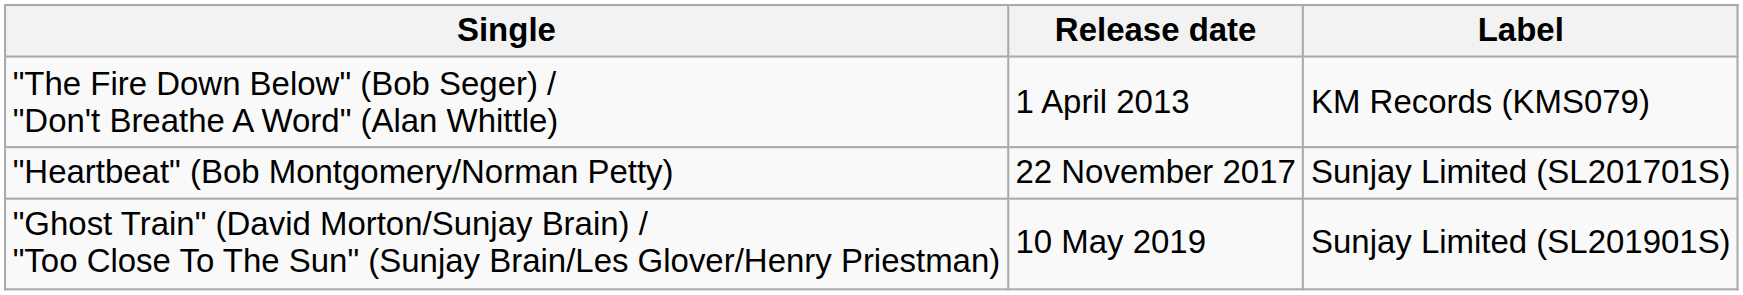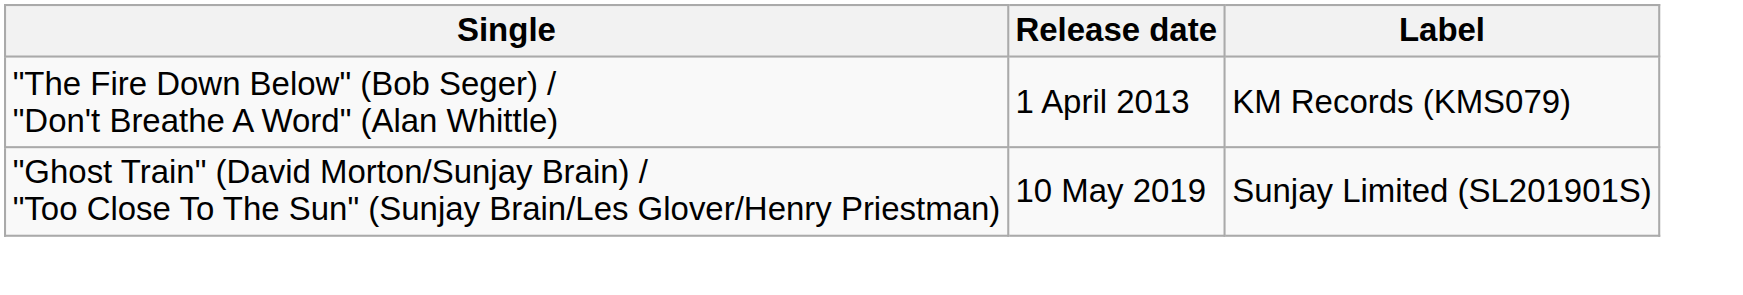- row: (343, 172)
